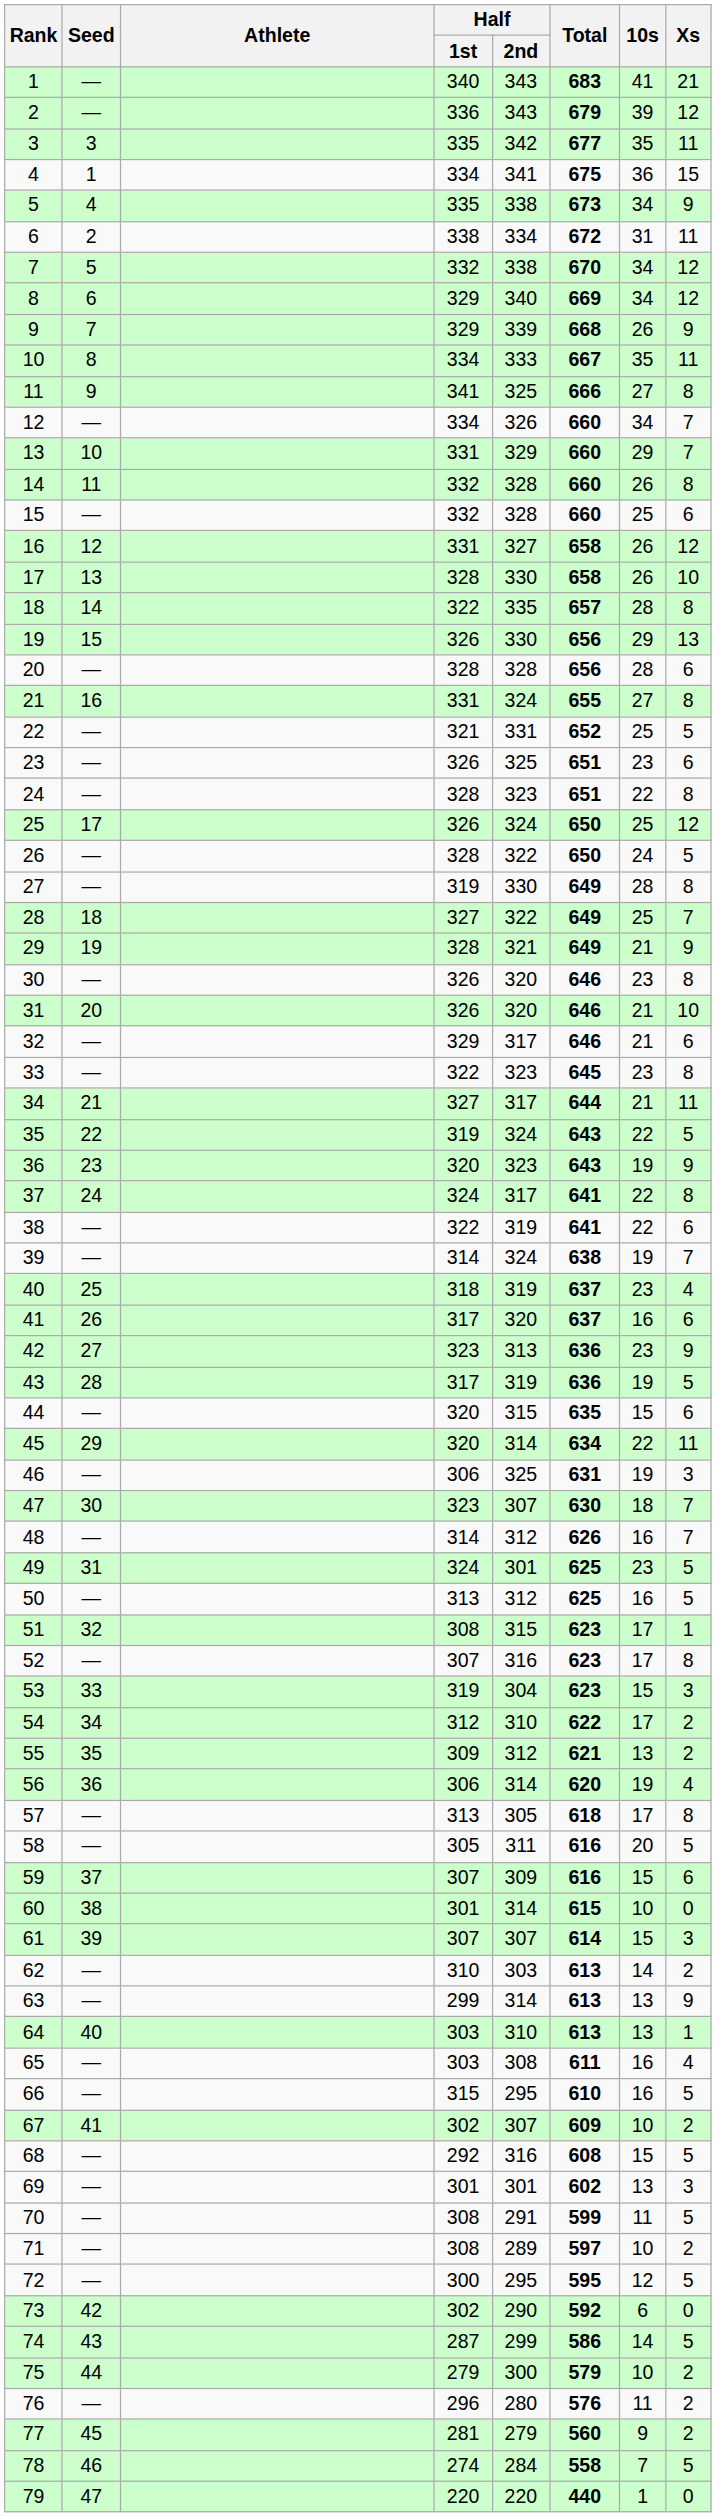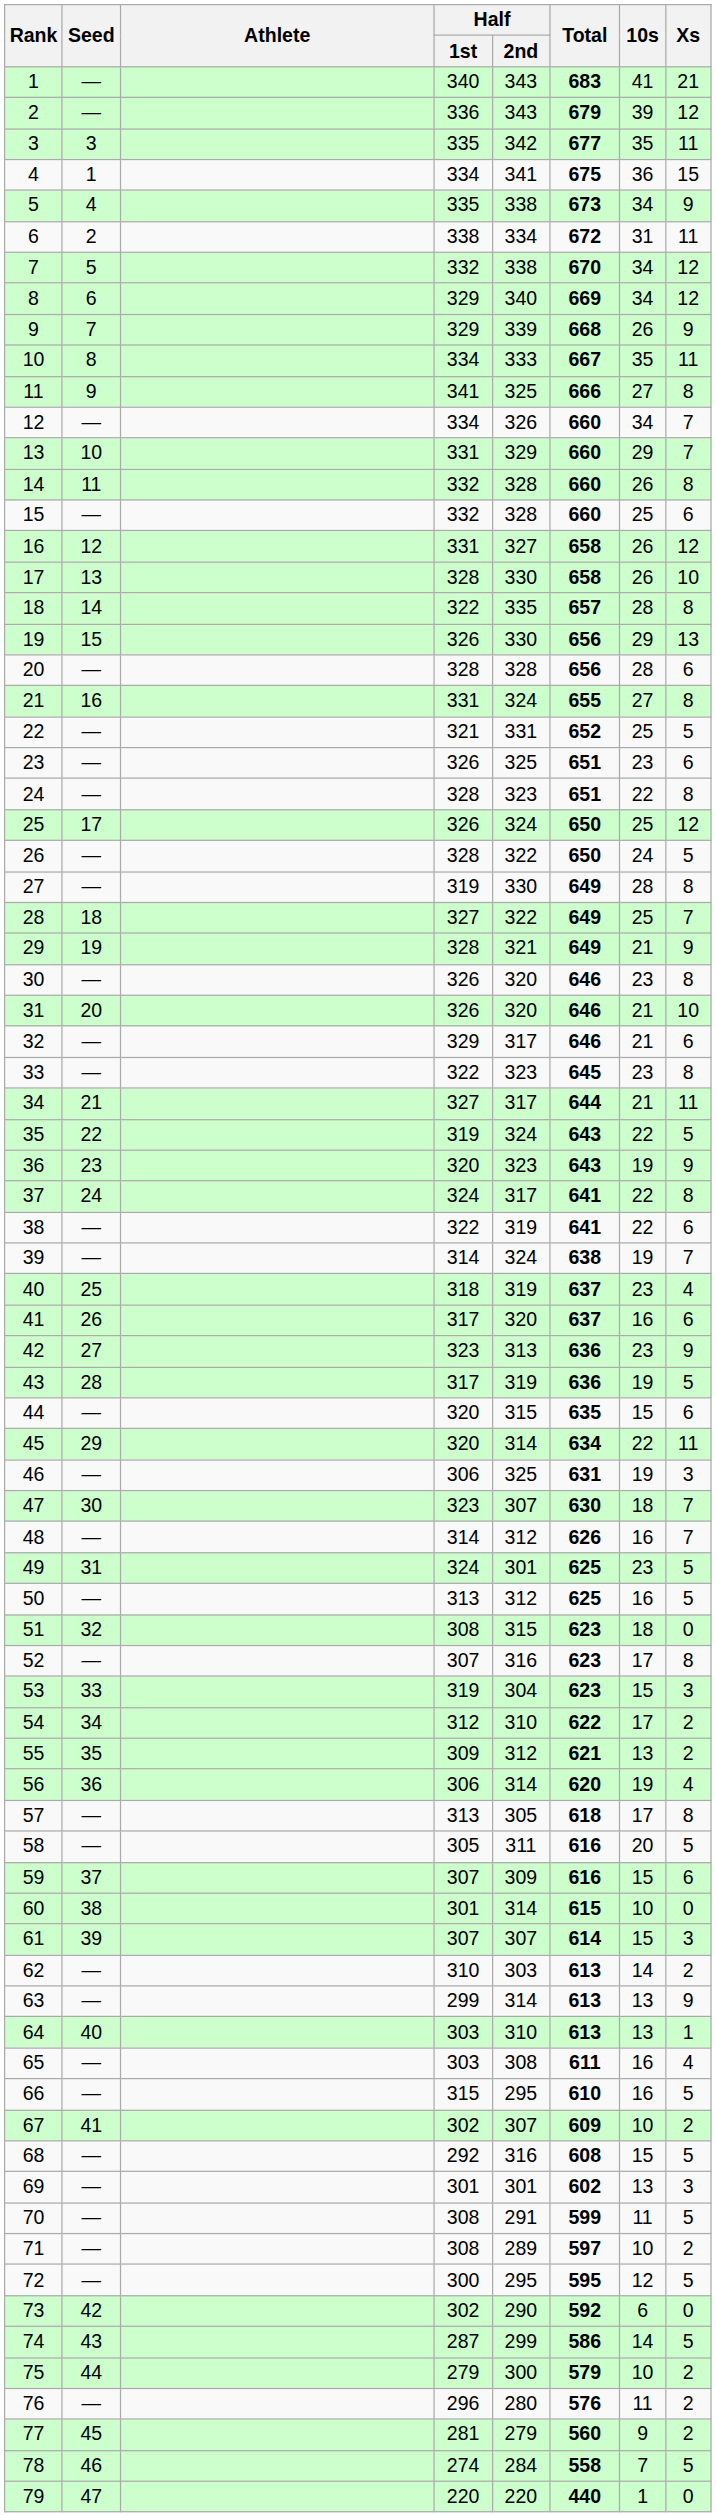(643, 1629) 17 -> (643, 1629) 18
(688, 1629) 1 -> (688, 1629) 0
